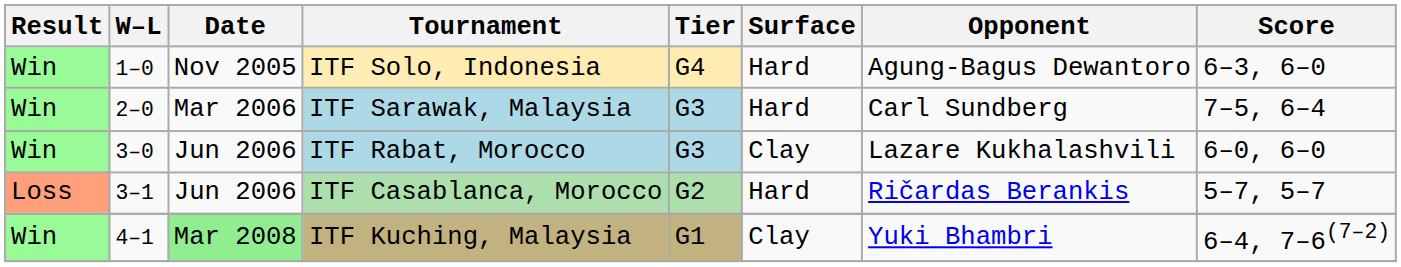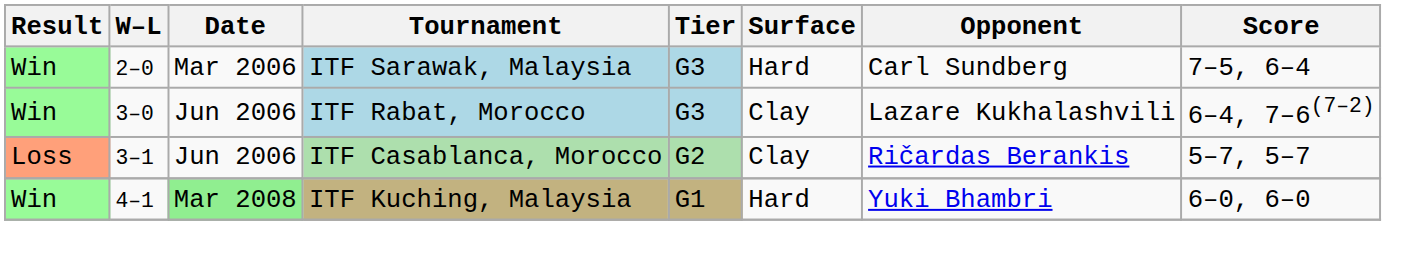- row: (455, 68)
(1265, 151) 6–0, 6–0 -> (1281, 113) 6–4, 7–6(7–2)
(779, 193) Hard -> (779, 158) Clay
(779, 238) Clay -> (779, 199) Hard
(1297, 238) 6–4, 7–6(7–2) -> (1249, 199) 6–0, 6–0
